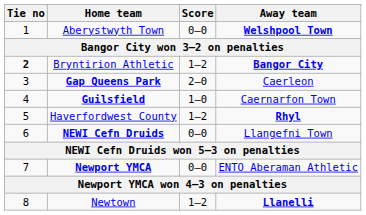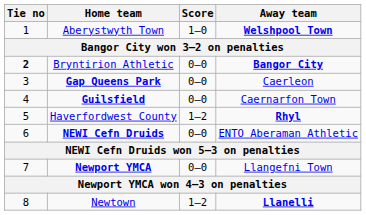(198, 30) 0–0 -> (198, 30) 1–0
(198, 64) 1–2 -> (198, 64) 0–0
(198, 82) 2–0 -> (198, 82) 0–0
(198, 99) 1–0 -> (198, 99) 0–0
(288, 133) Llangefni Town -> (288, 133) ENTO Aberaman Athletic
(288, 167) ENTO Aberaman Athletic -> (288, 167) Llangefni Town
